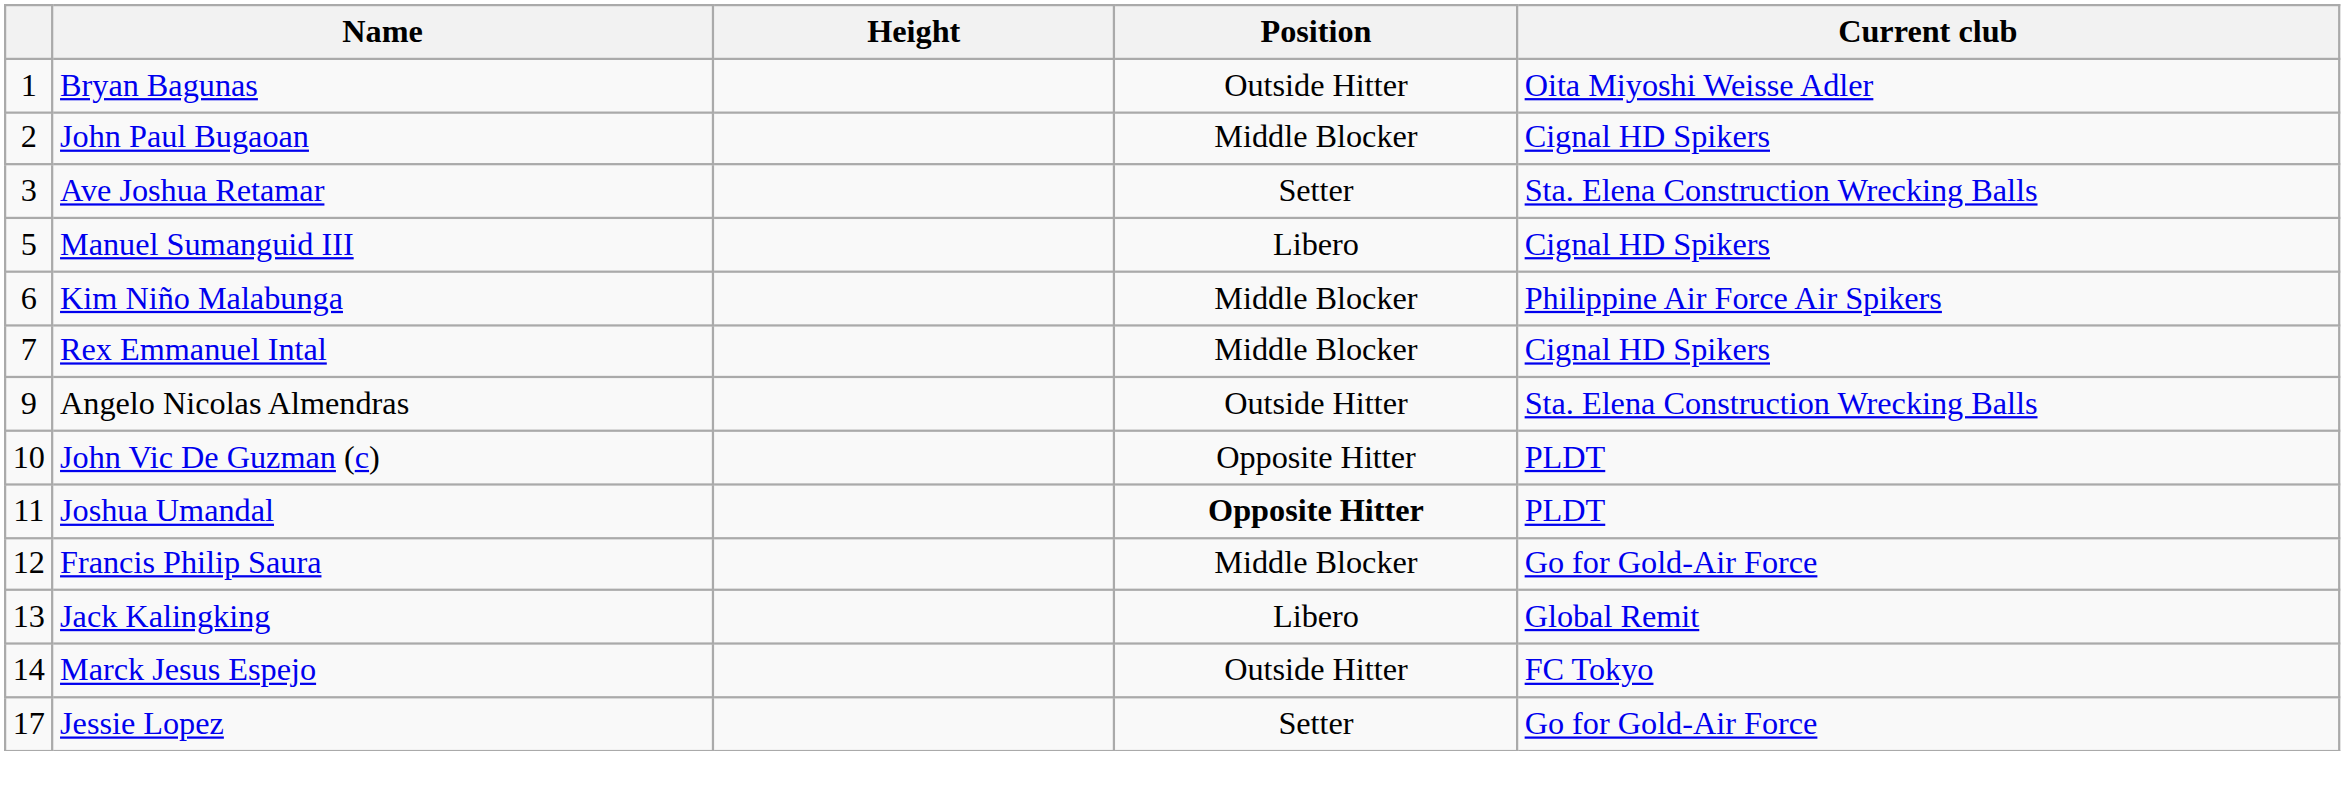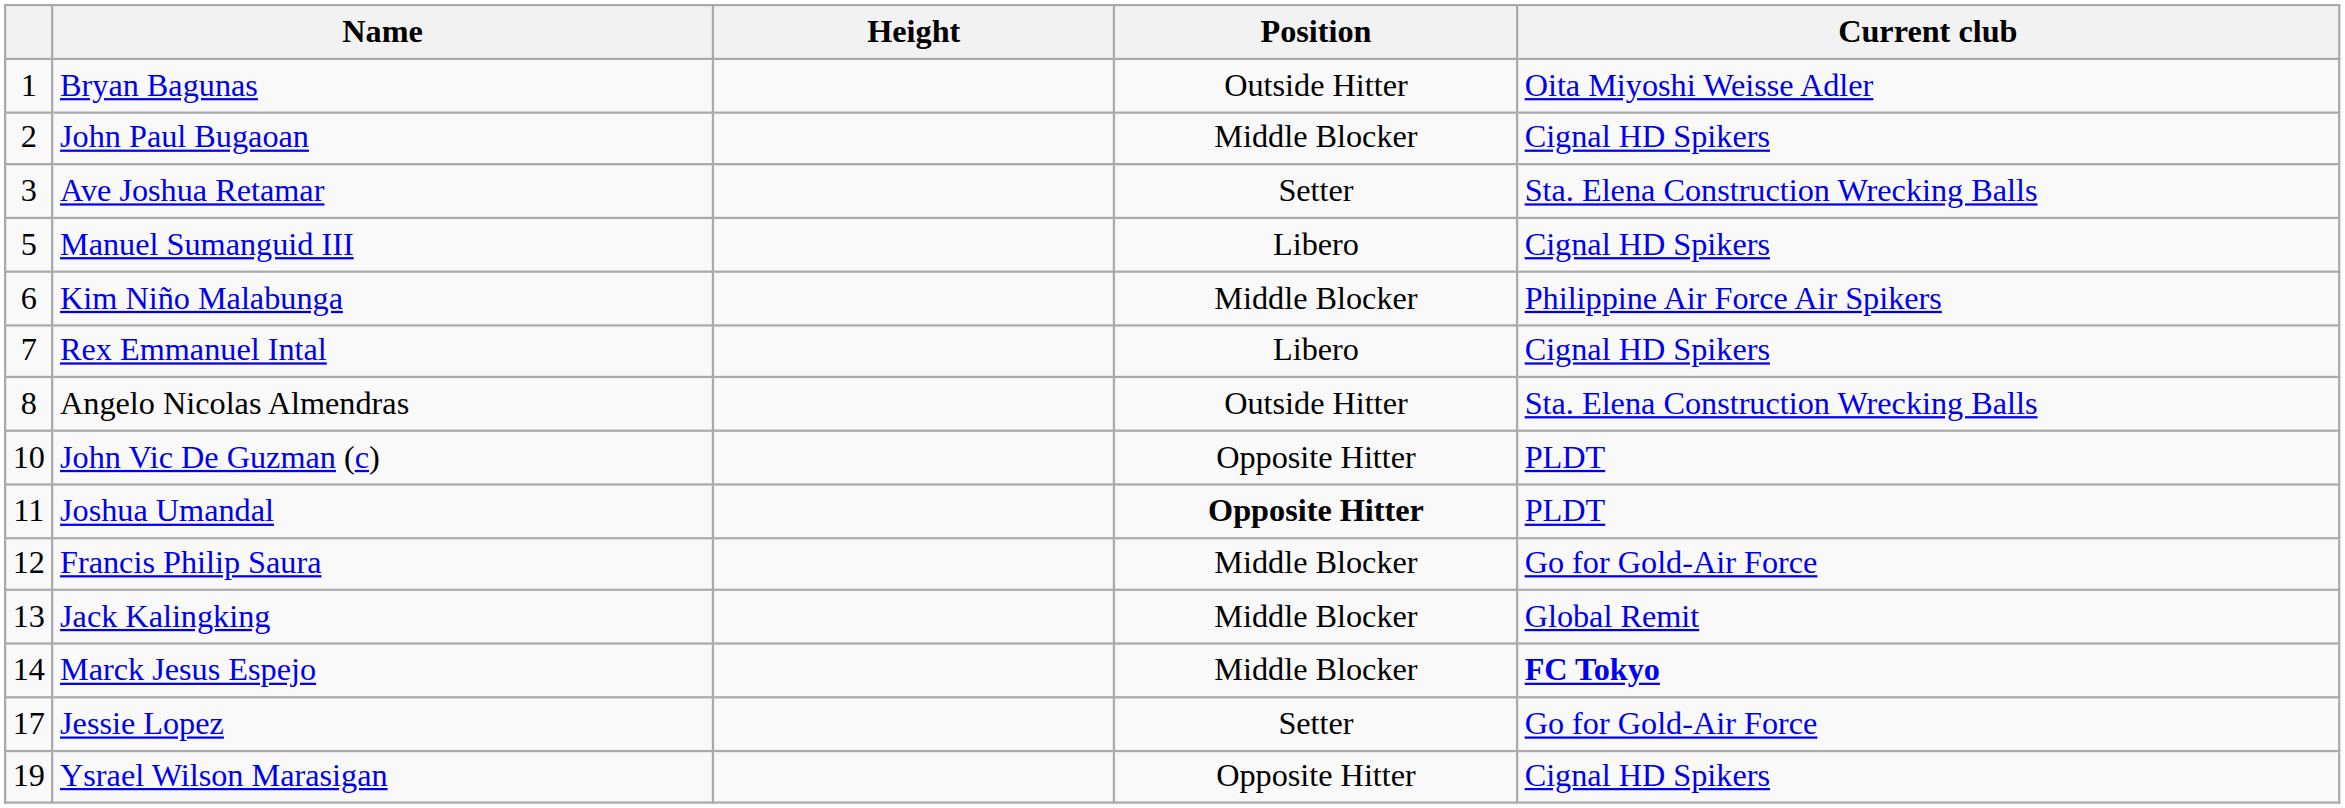(1316, 350) Middle Blocker -> (1316, 350) Libero
(29, 403) 9 -> (29, 403) 8
(1316, 616) Libero -> (1316, 616) Middle Blocker
(1316, 669) Outside Hitter -> (1316, 669) Middle Blocker
(1589, 669) normal -> (1592, 669) bold
+ row: (224, 776)
